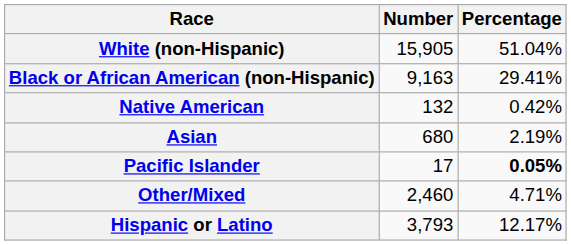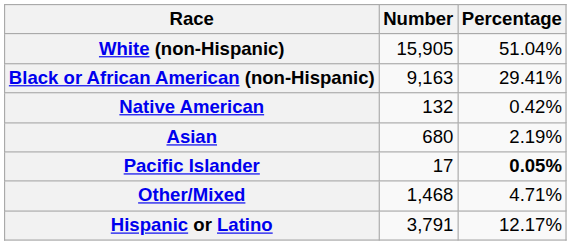(430, 195) 2,460 -> (430, 195) 1,468
(430, 225) 3,793 -> (430, 225) 3,791
